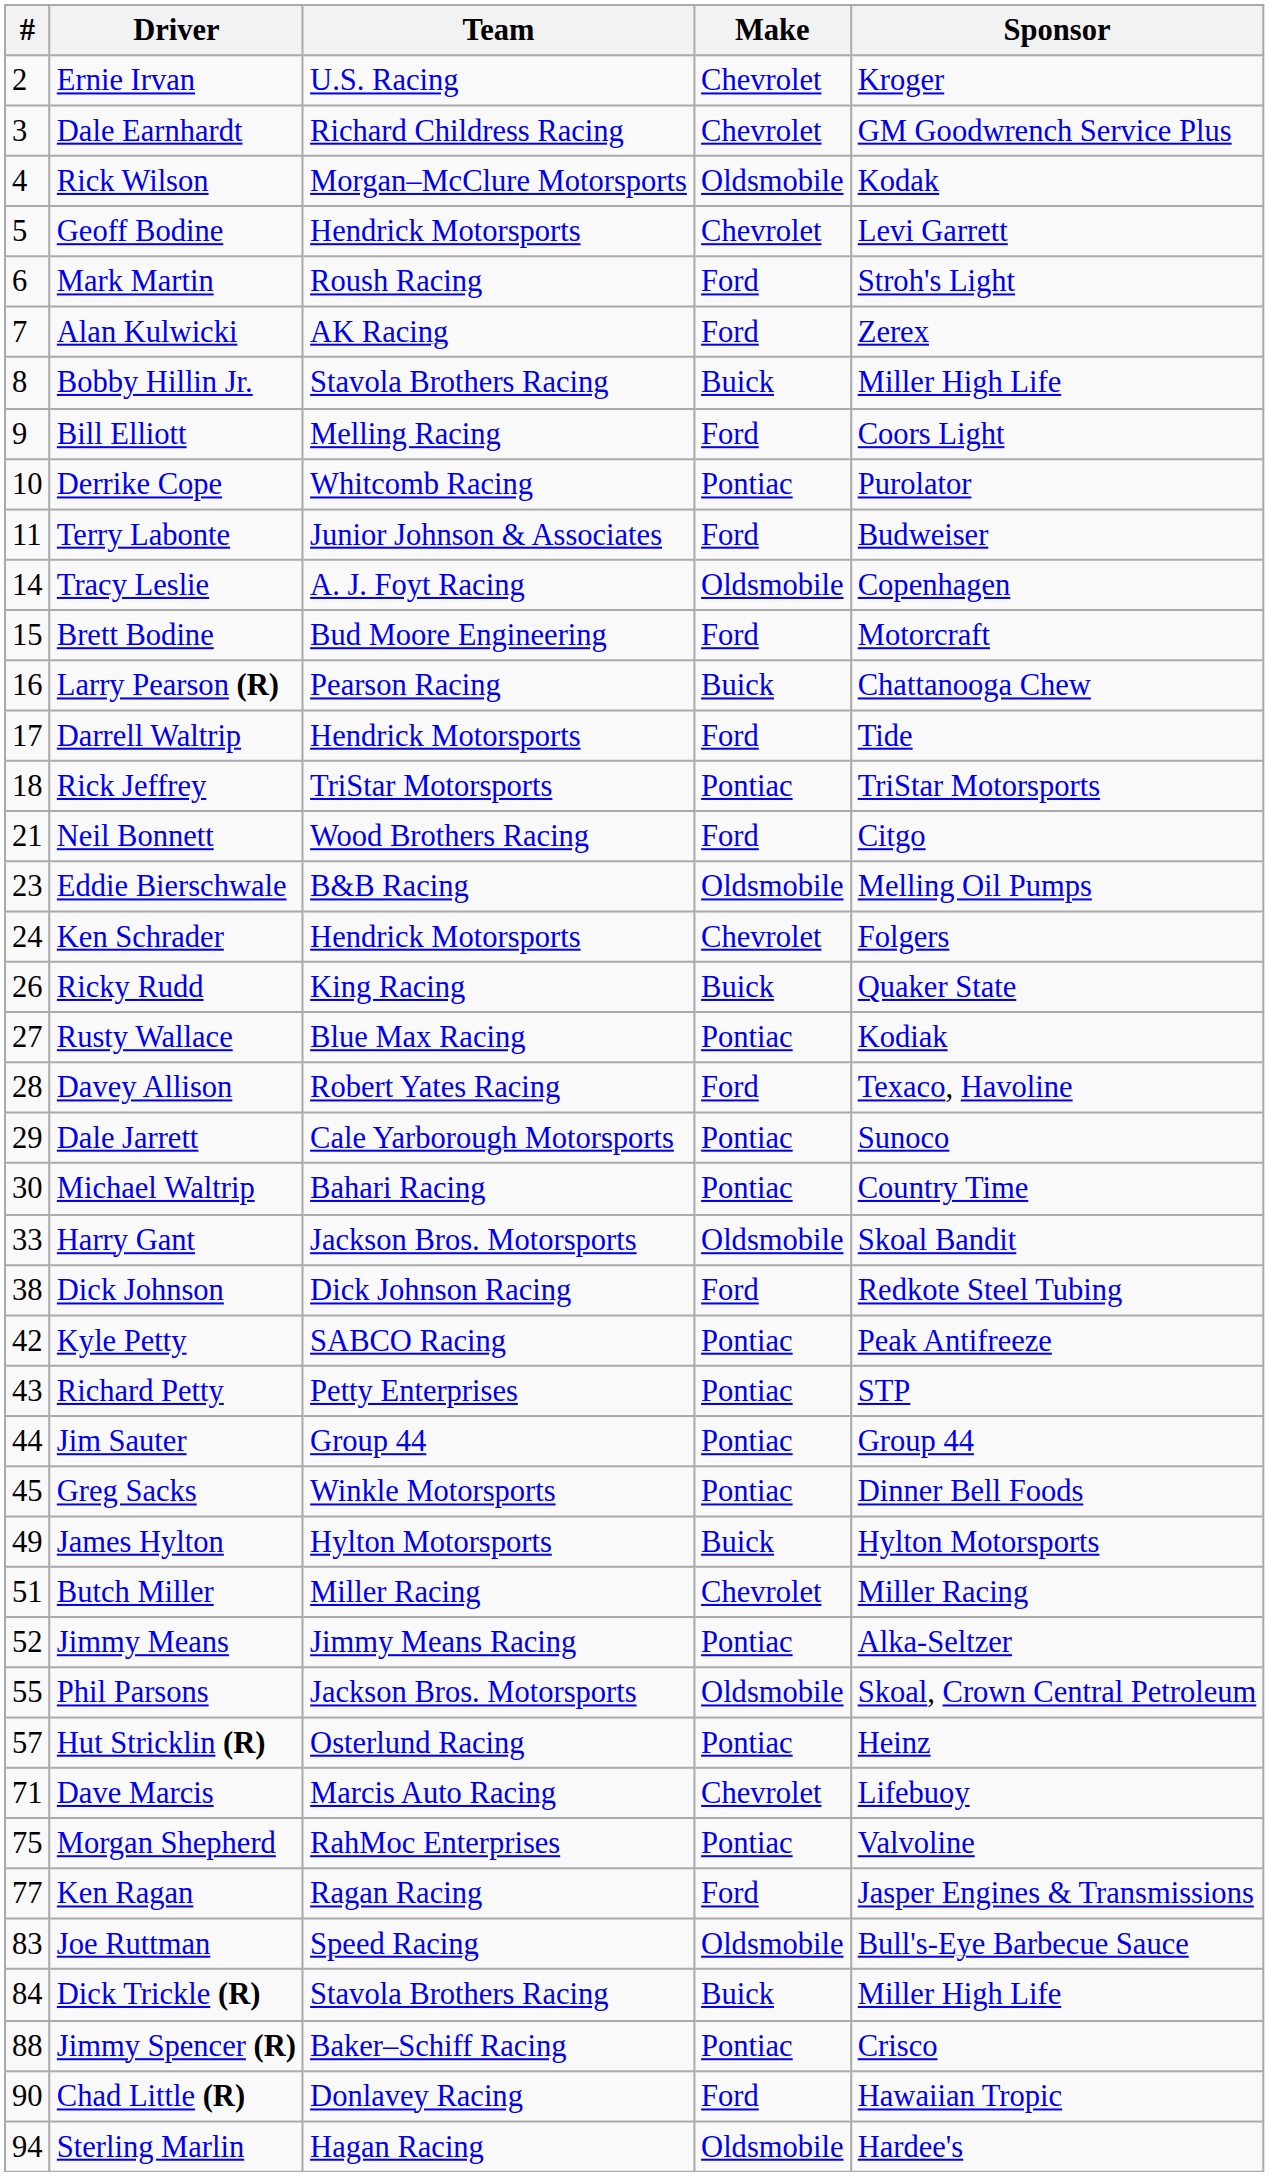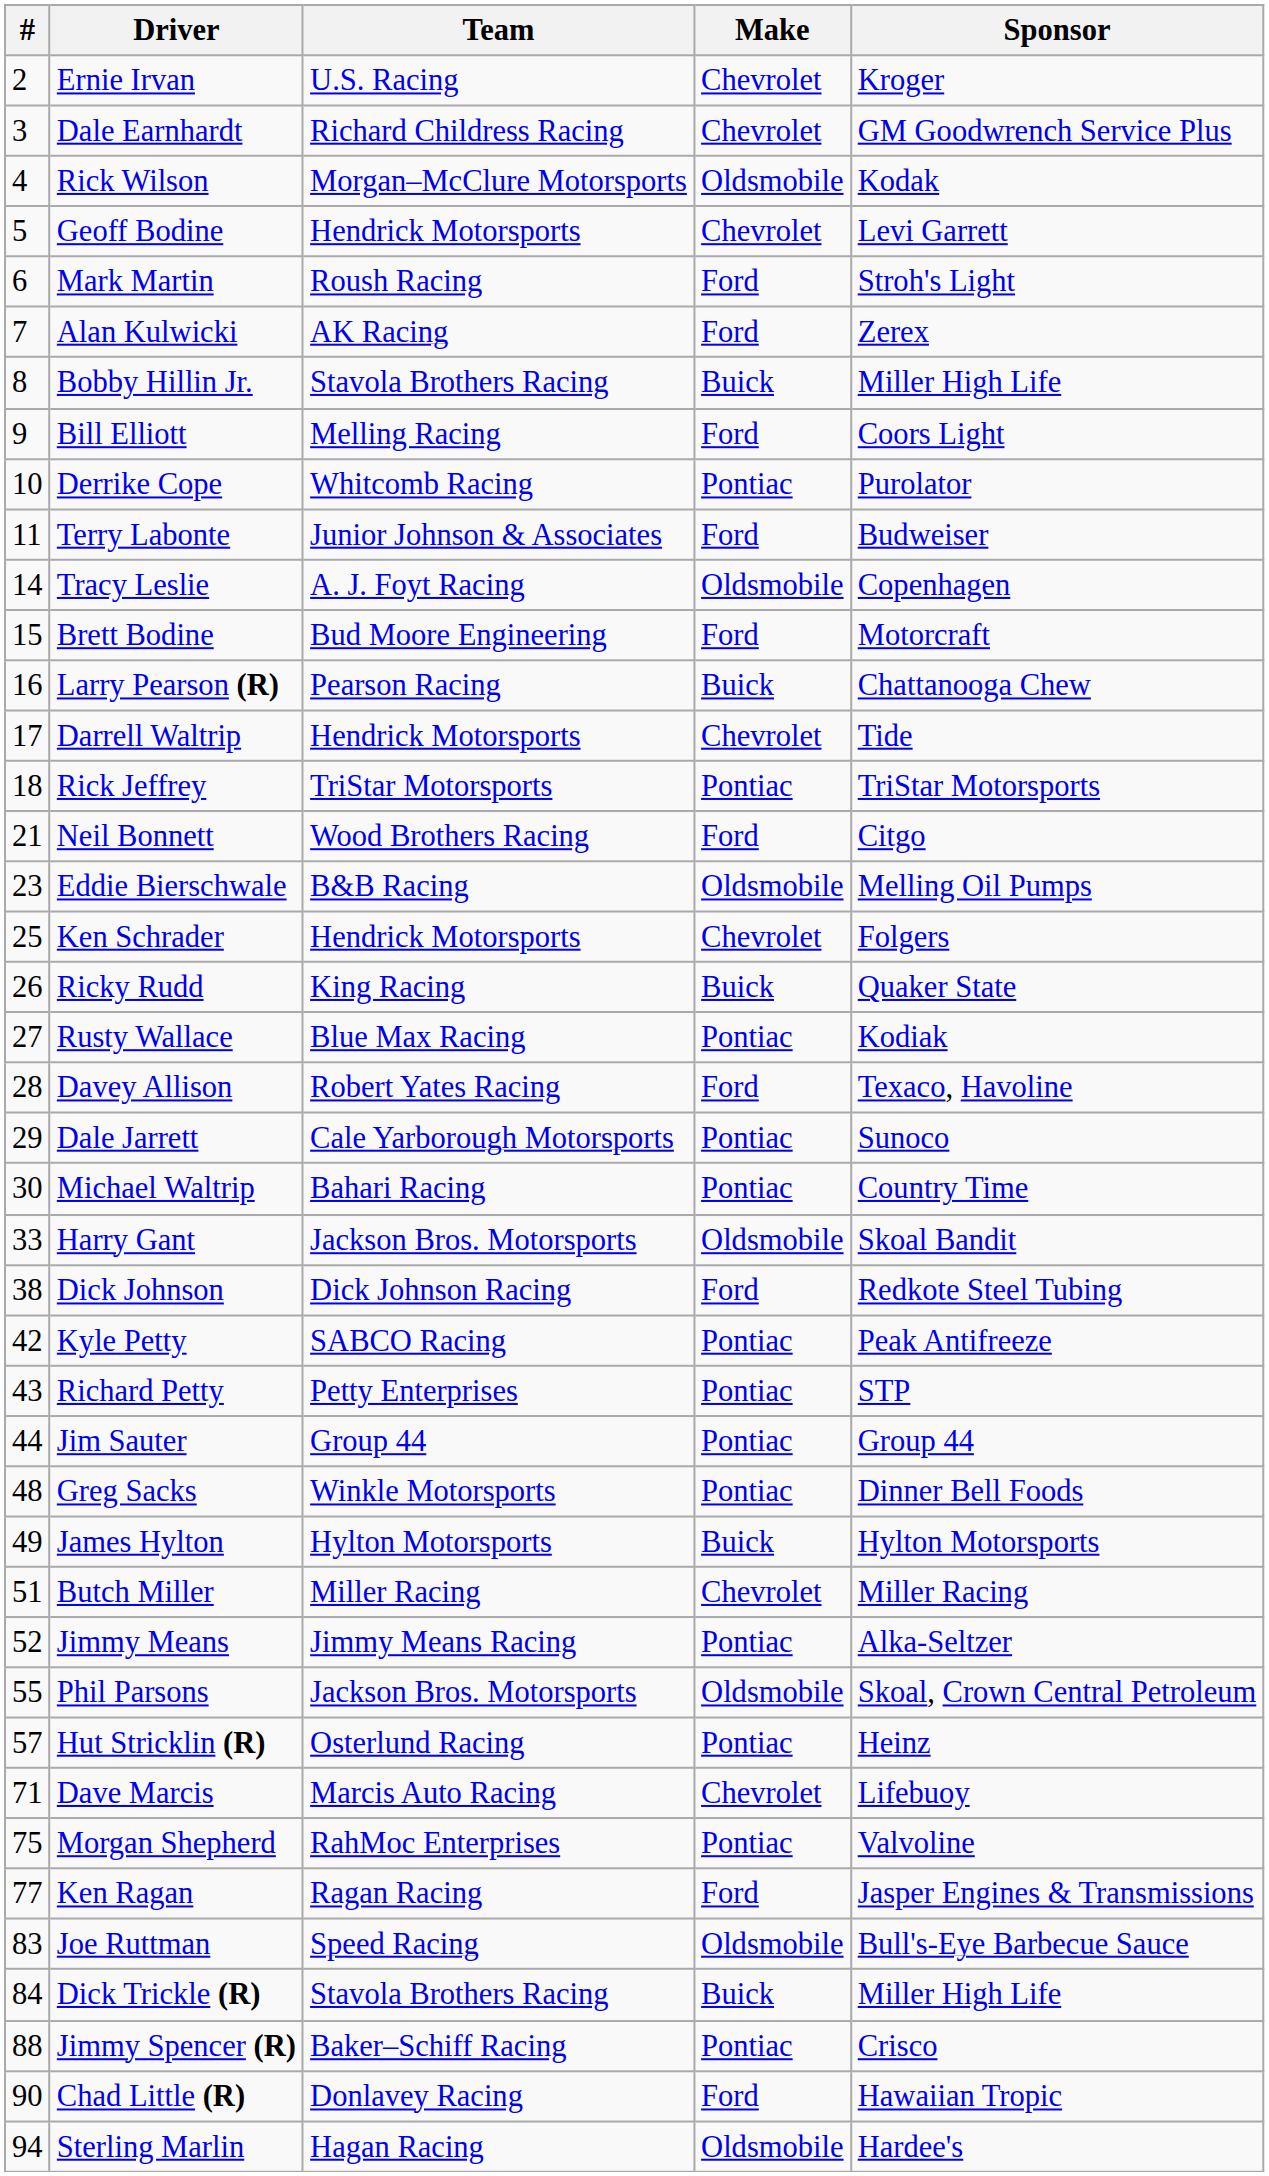(730, 735) Ford -> (761, 735) Chevrolet
(27, 936) 24 -> (27, 936) 25
(27, 1490) 45 -> (27, 1490) 48
